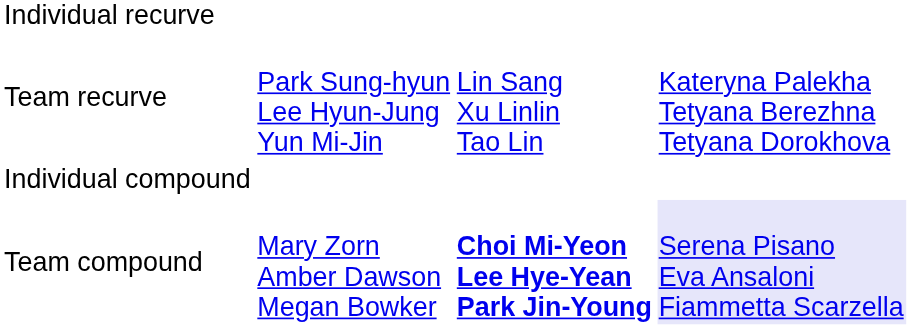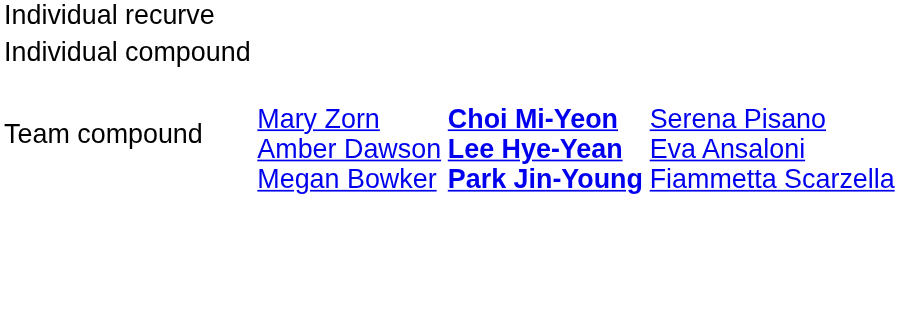- row: (85, 97)
(781, 276) lavender background -> (772, 149) no background
